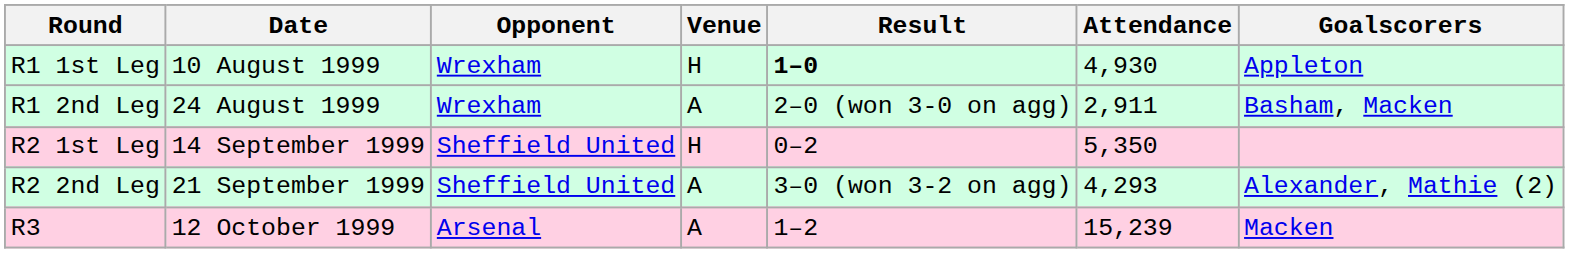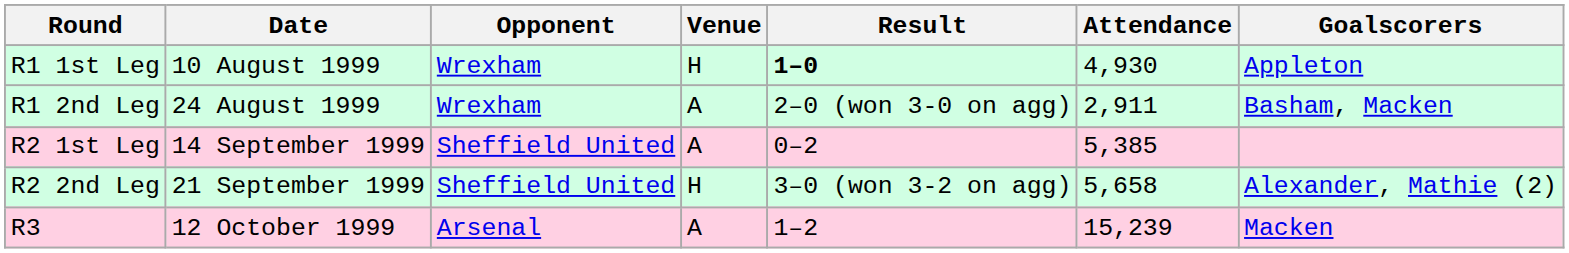(695, 147) H -> (695, 147) A
(1120, 147) 5,350 -> (1120, 147) 5,385
(695, 187) A -> (695, 187) H
(1120, 187) 4,293 -> (1120, 187) 5,658
